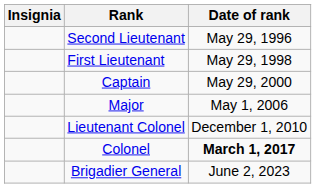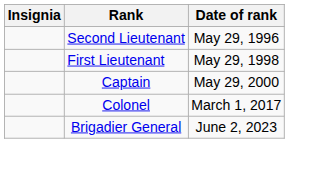- row: (126, 104)
- row: (126, 127)
(249, 149) bold -> (236, 104) normal
